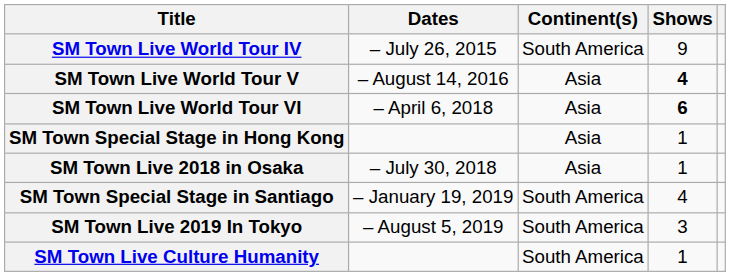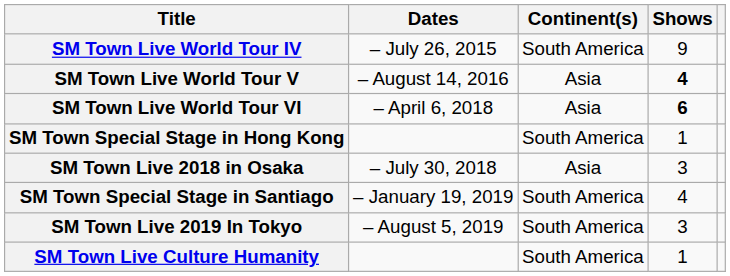(583, 138) Asia -> (583, 138) South America
(683, 167) 1 -> (683, 167) 3
